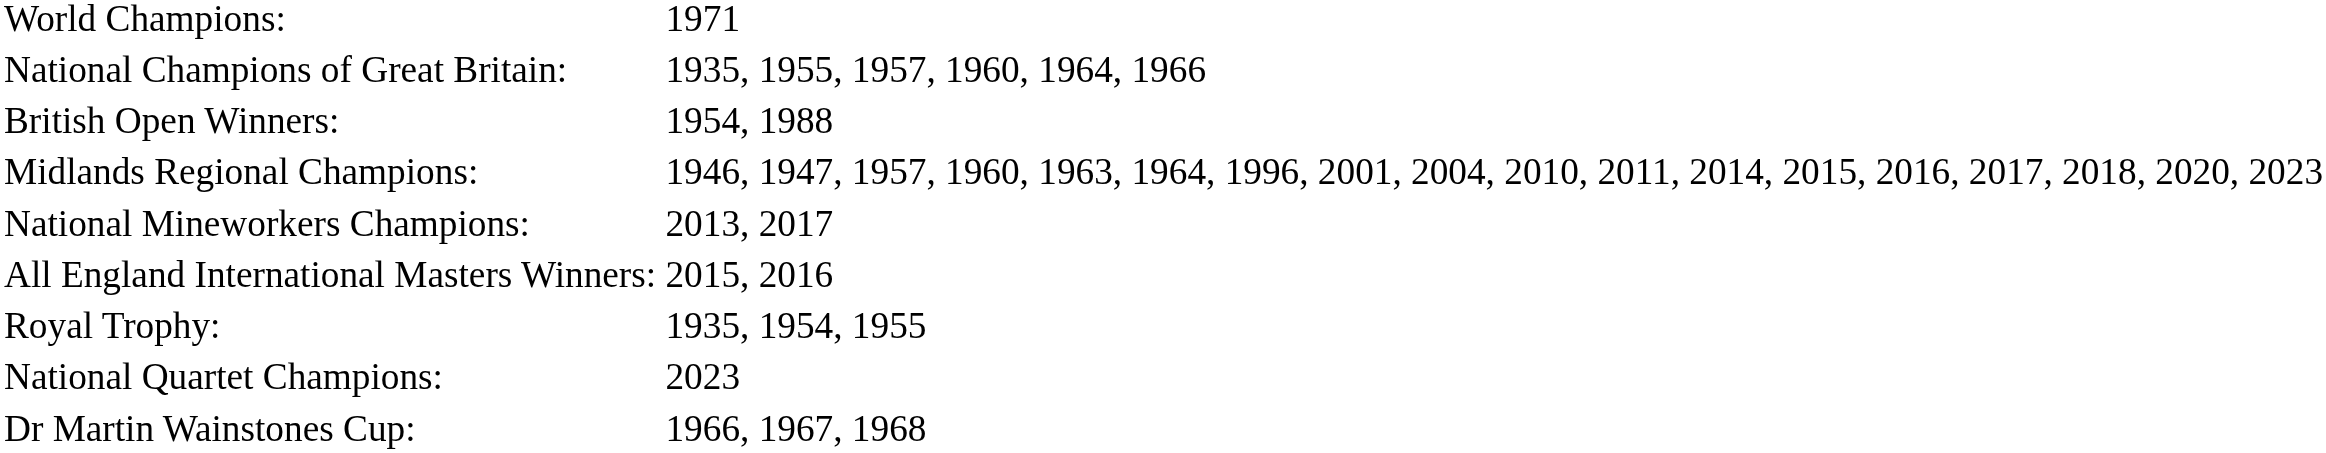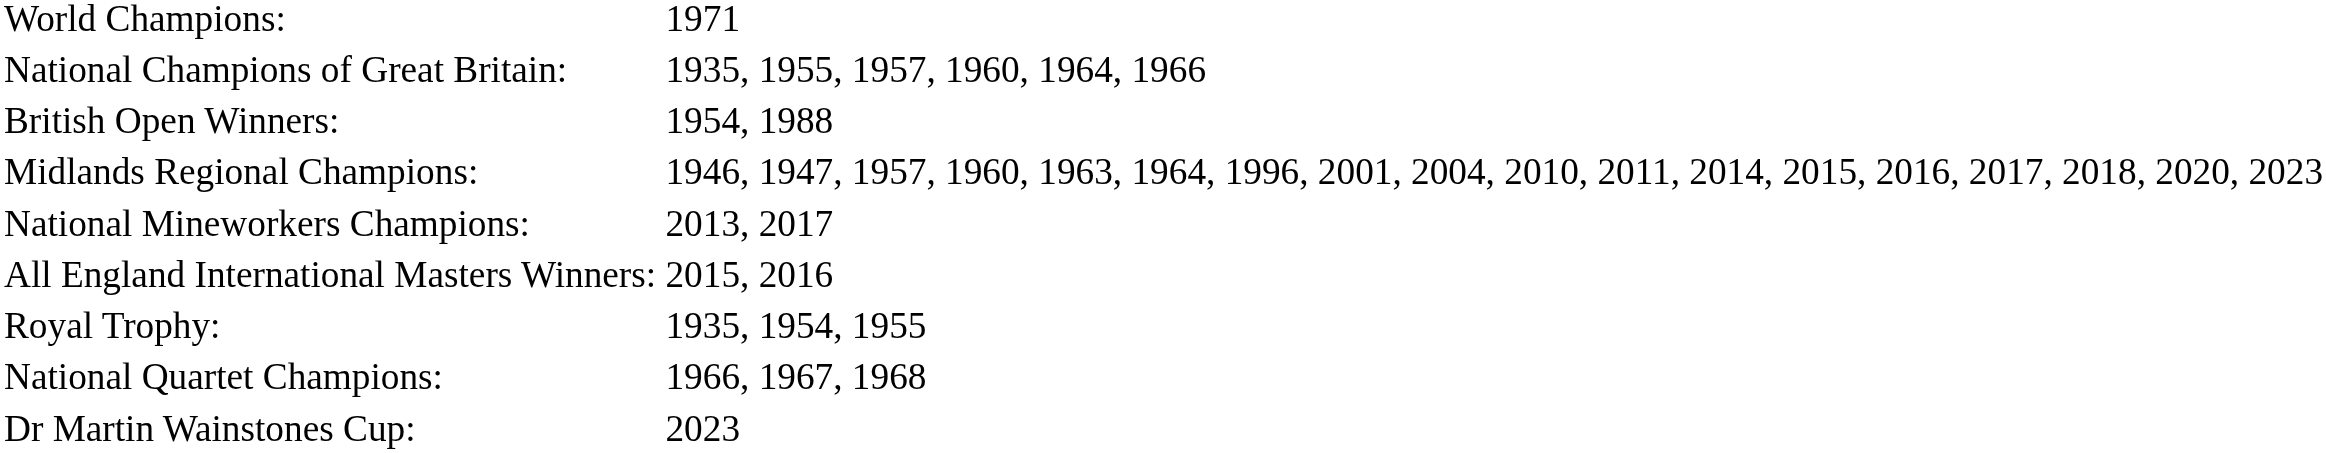(703, 377) 2023 -> (796, 377) 1966, 1967, 1968
(796, 428) 1966, 1967, 1968 -> (703, 428) 2023
